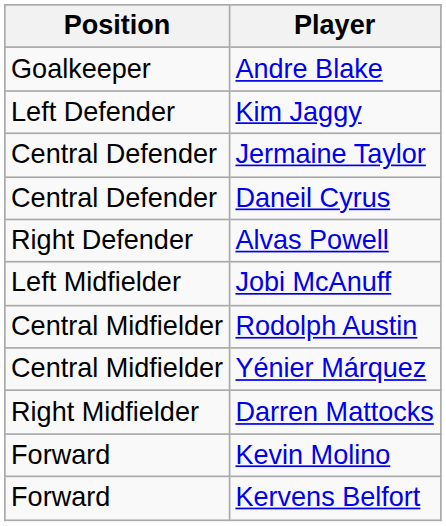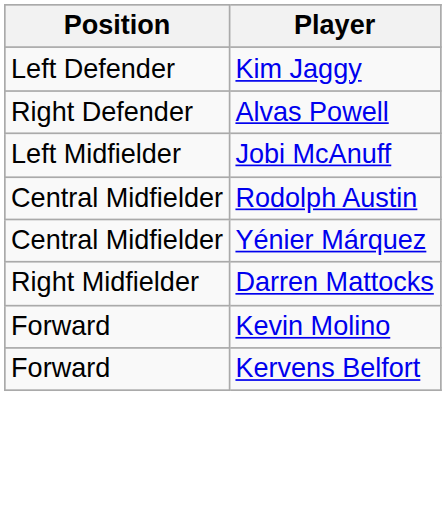- row: (309, 68)
- row: (331, 154)
- row: (313, 197)
